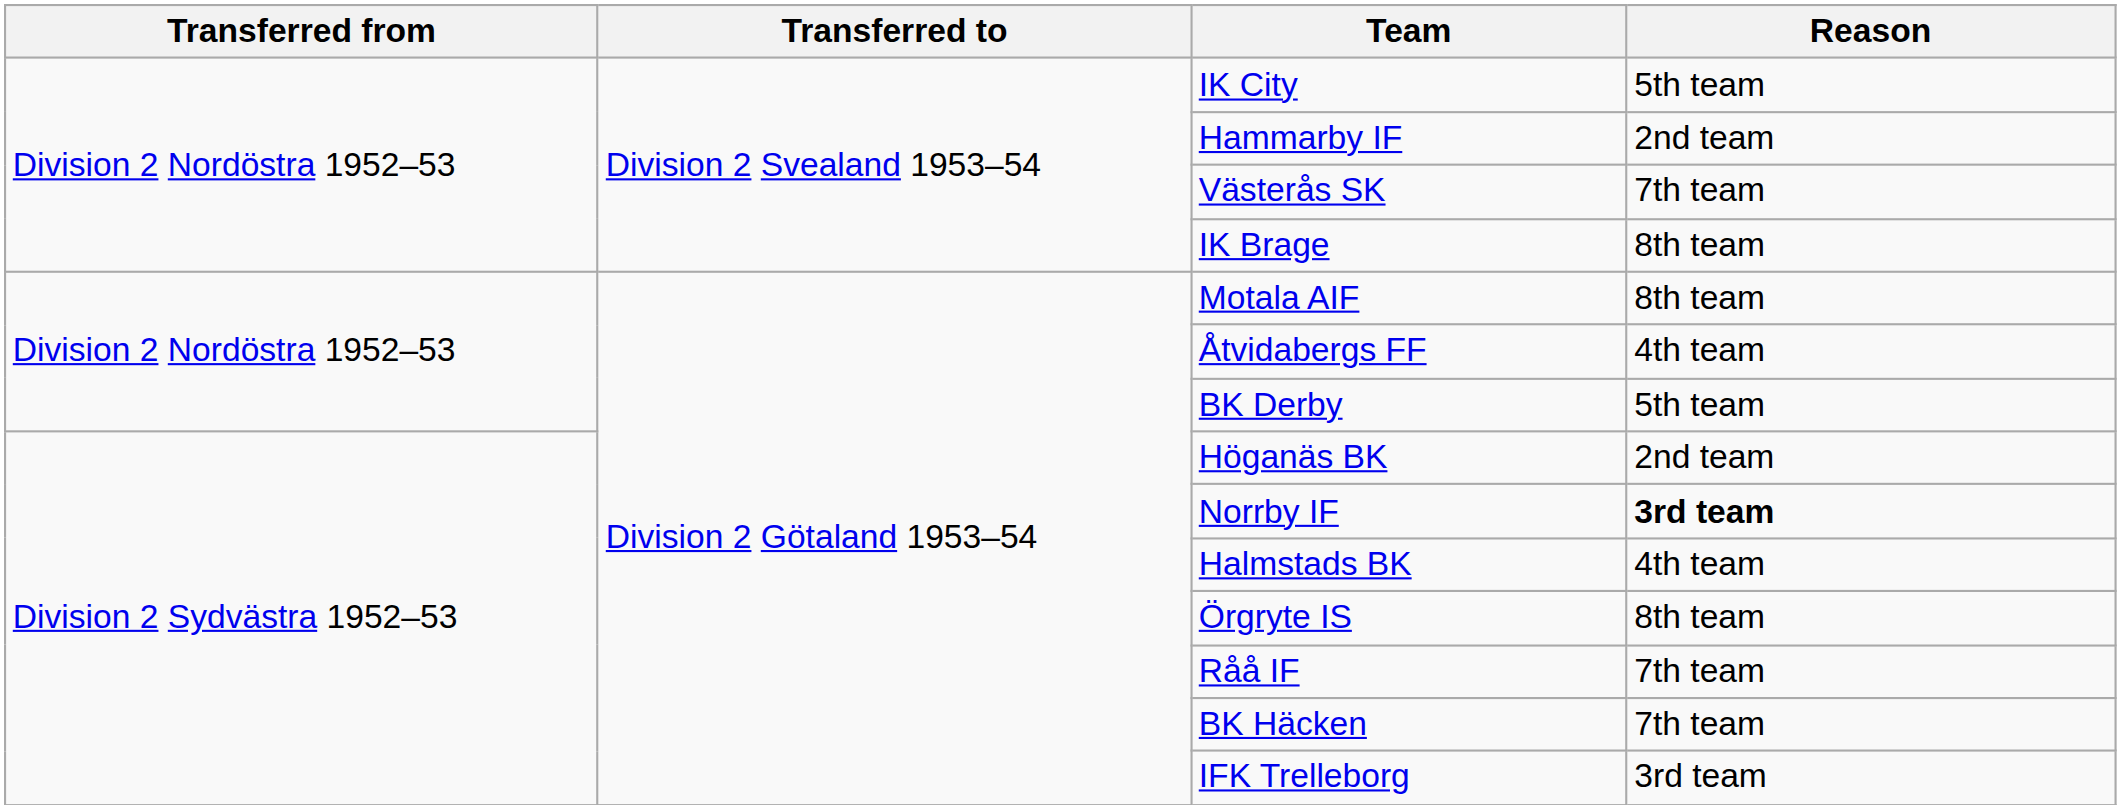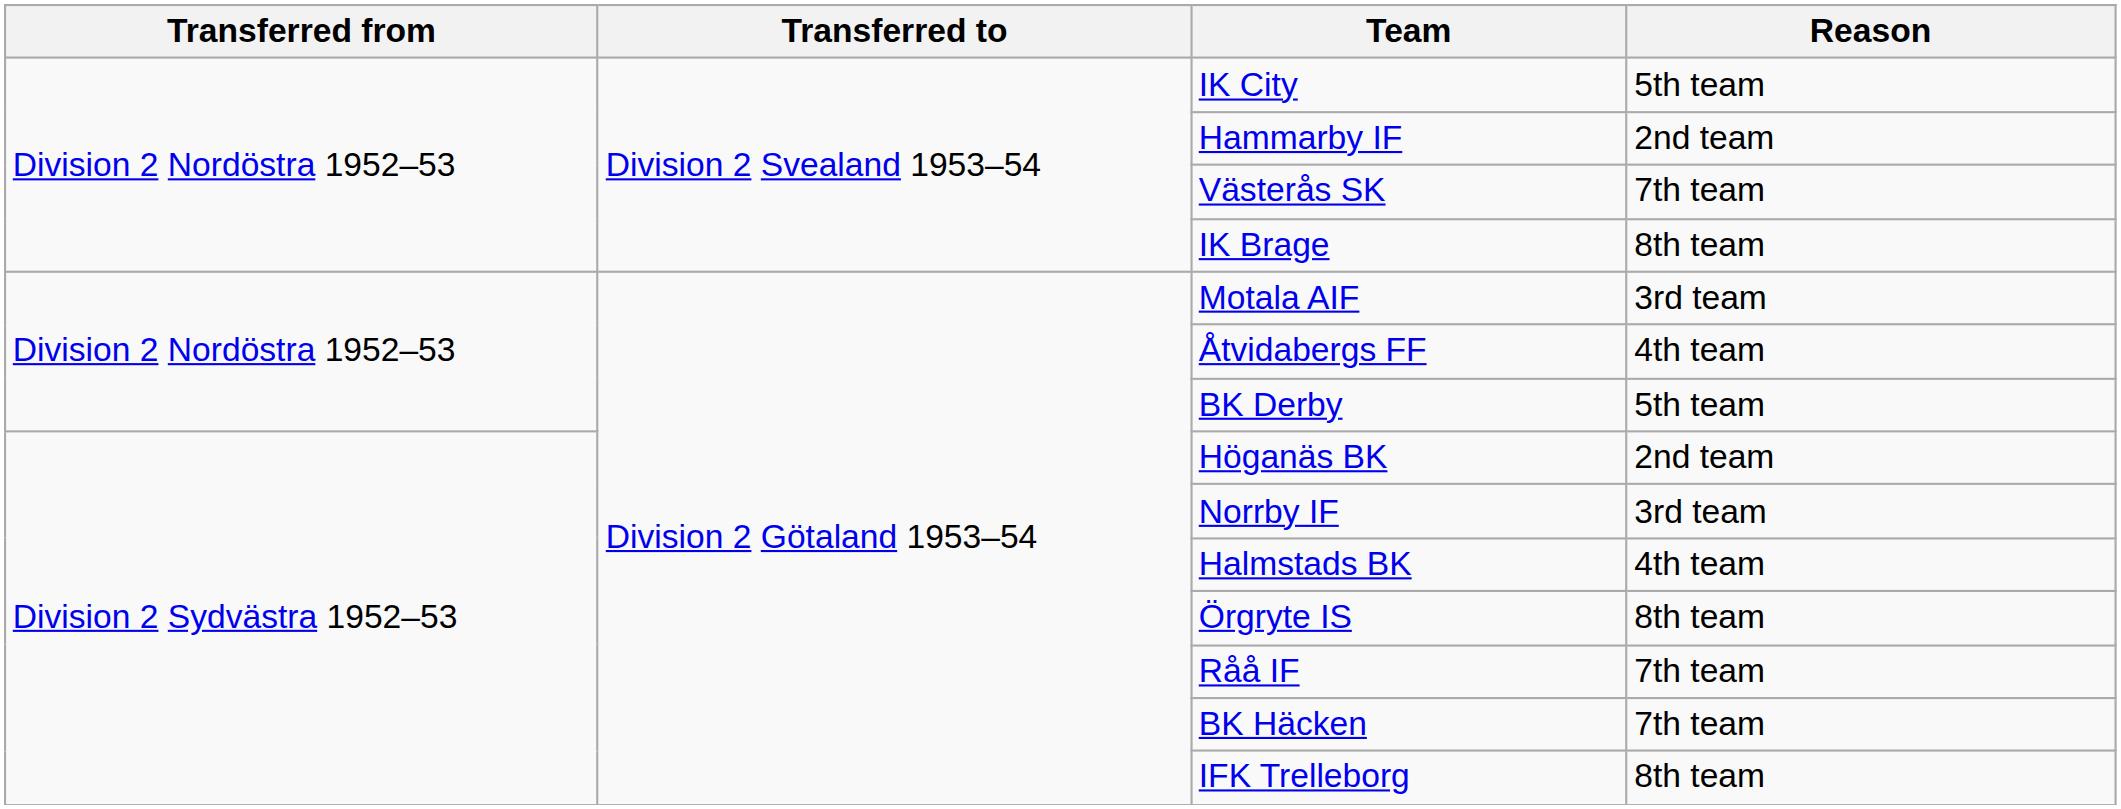(1700, 297) 8th team -> (1701, 297) 3rd team
(1704, 510) bold -> (1701, 510) normal
(1701, 777) 3rd team -> (1700, 777) 8th team
